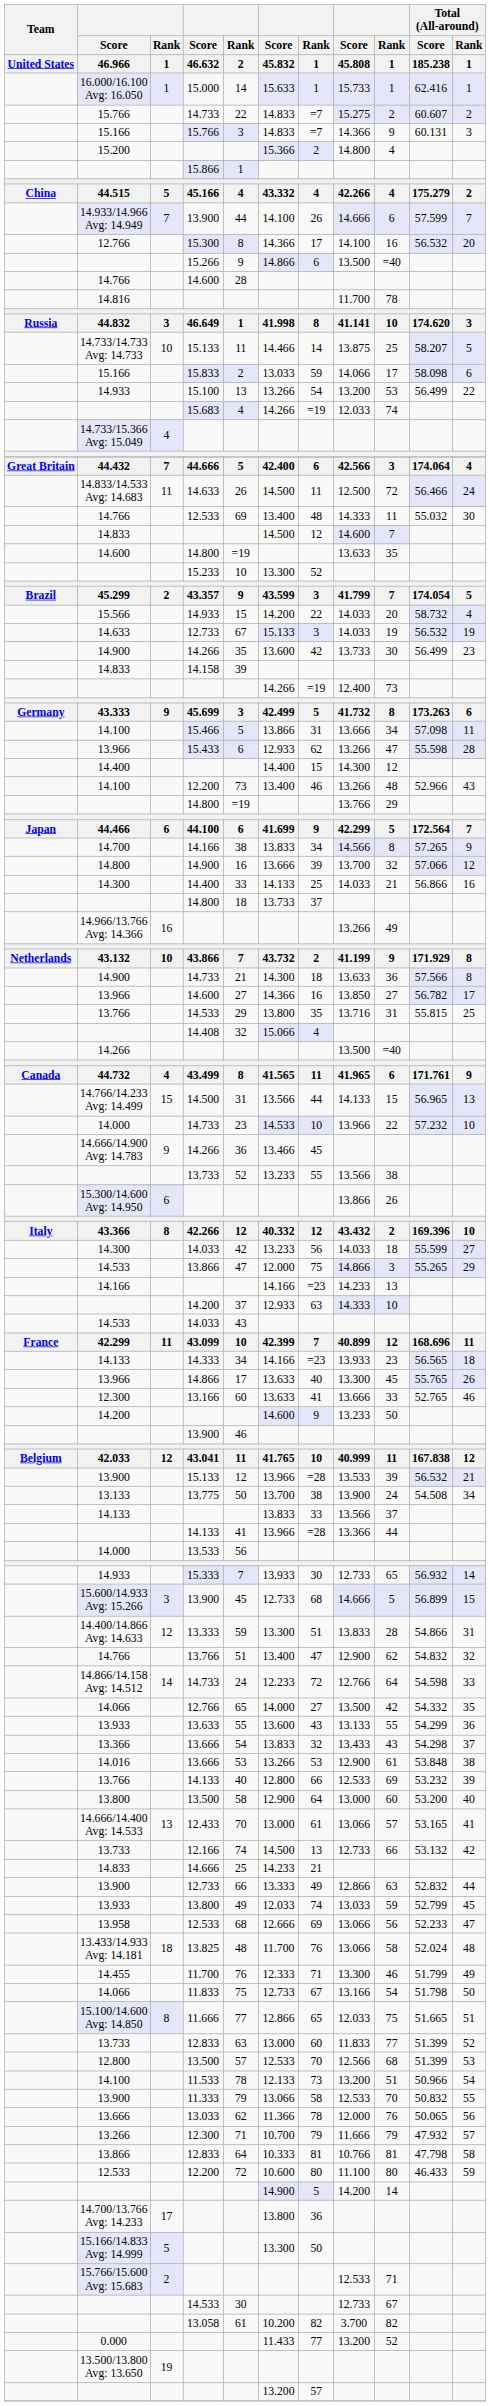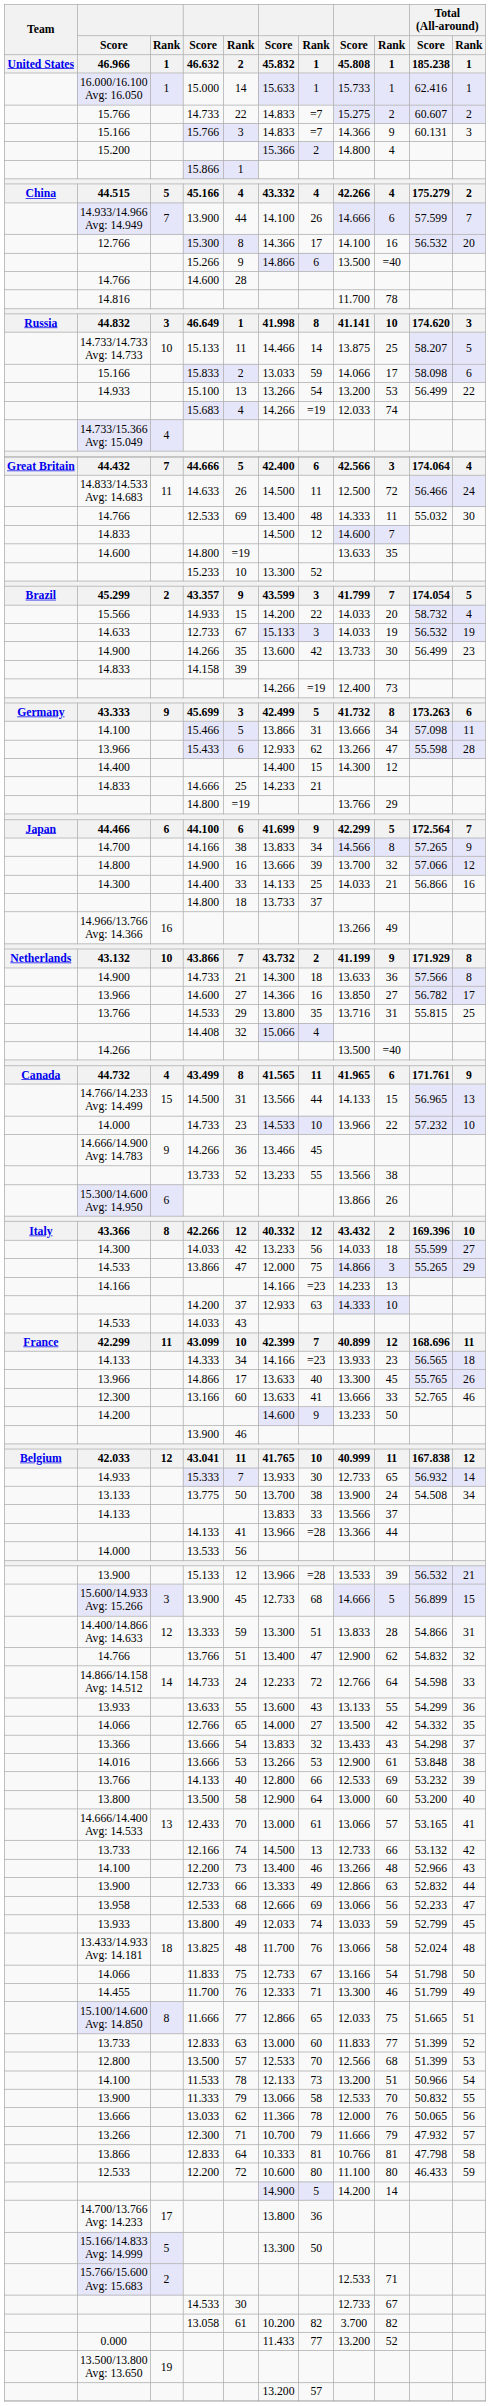rows swapped: (114, 1868) <-> (114, 786)
rows swapped: (114, 1477) <-> (114, 1575)
rows swapped: (114, 1707) <-> (114, 1725)
rows swapped: (114, 1905) <-> (114, 1924)
rows swapped: (114, 1974) <-> (114, 1992)
